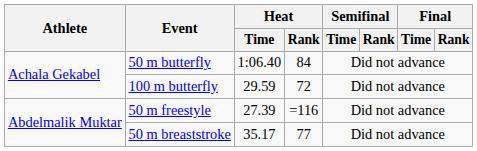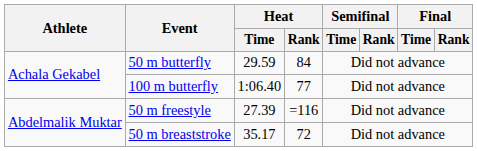(259, 62) 1:06.40 -> (259, 62) 29.59
(259, 86) 29.59 -> (259, 86) 1:06.40
(304, 86) 72 -> (304, 86) 77
(304, 134) 77 -> (304, 134) 72
